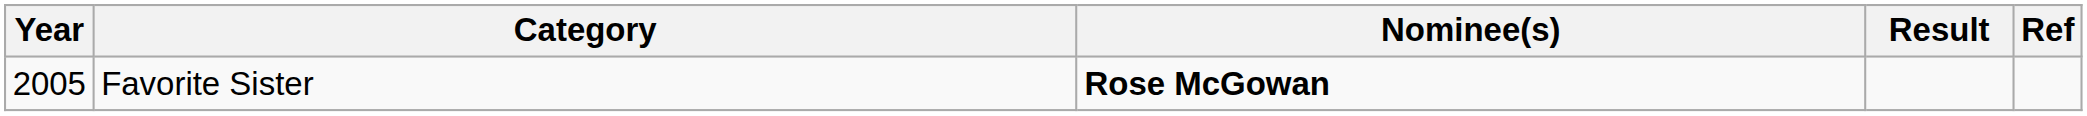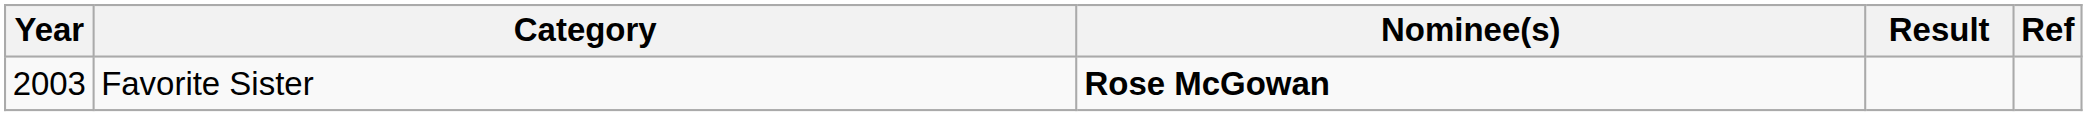(49, 82) 2005 -> (49, 82) 2003
